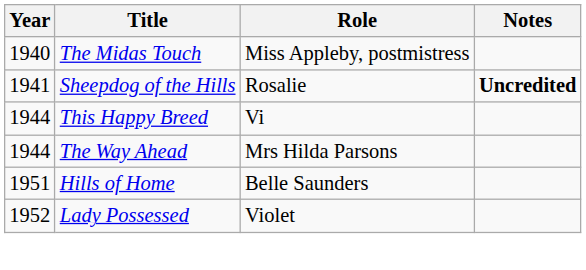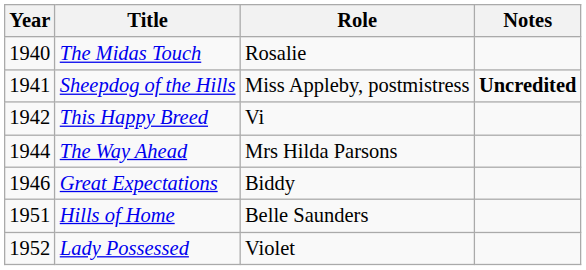(357, 53) Miss Appleby, postmistress -> (276, 53) Rosalie
(276, 85) Rosalie -> (357, 85) Miss Appleby, postmistress
(30, 118) 1944 -> (30, 118) 1942
+ row: (139, 183)
